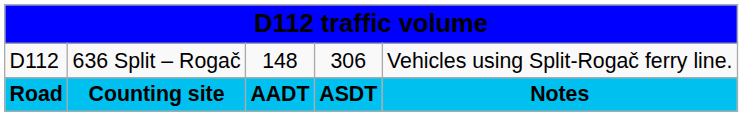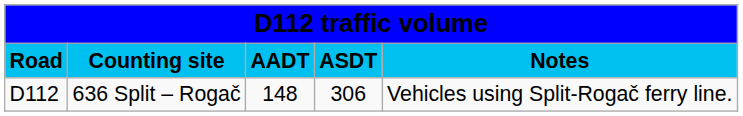rows swapped: (36, 94) <-> (34, 60)
